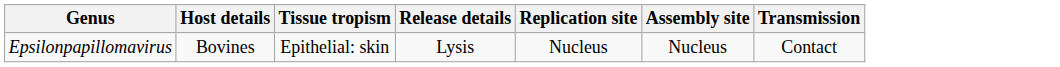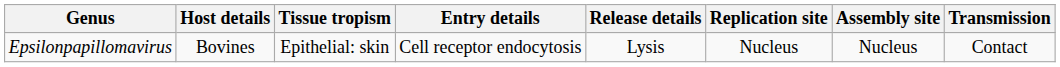+ column: (490, 18)
